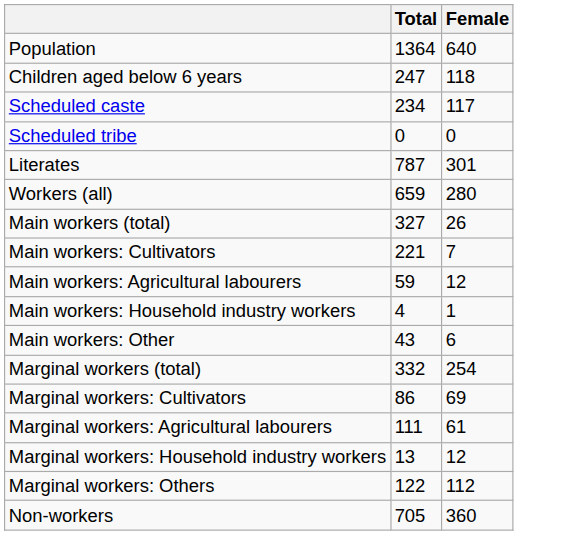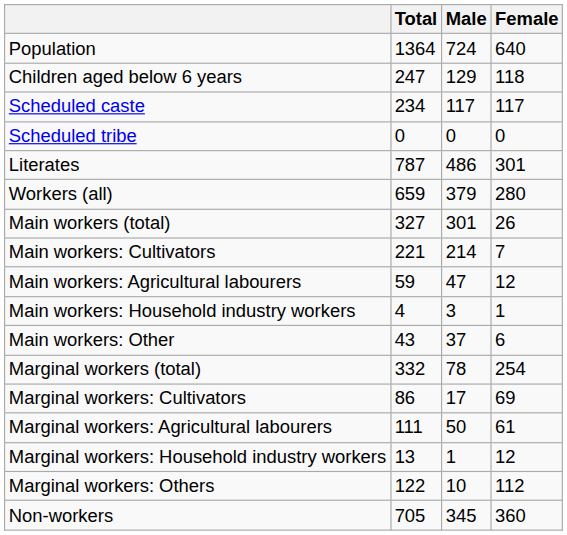+ column: (466, 19)
